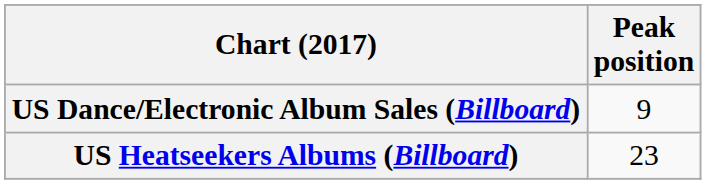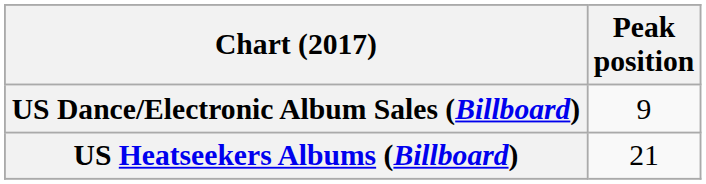(644, 155) 23 -> (644, 155) 21
